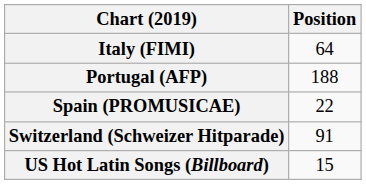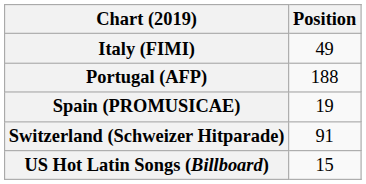(325, 48) 64 -> (325, 48) 49
(325, 106) 22 -> (325, 106) 19
